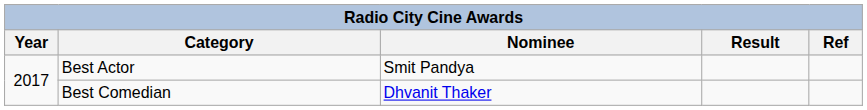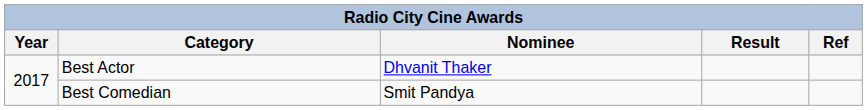(429, 68) Smit Pandya -> (438, 68) Dhvanit Thaker
(438, 93) Dhvanit Thaker -> (429, 93) Smit Pandya
